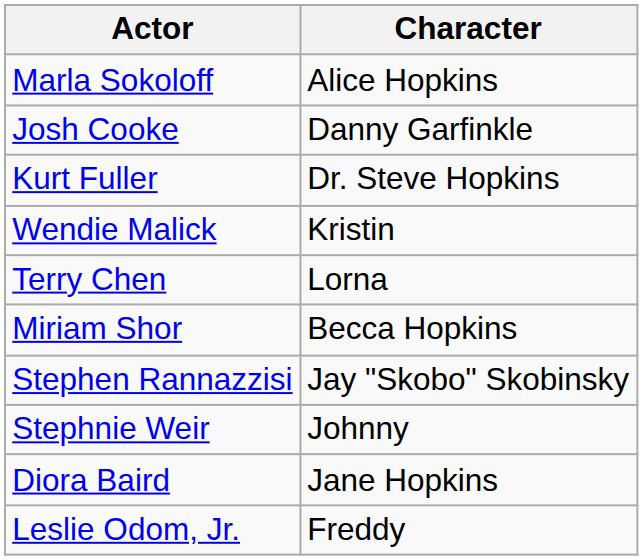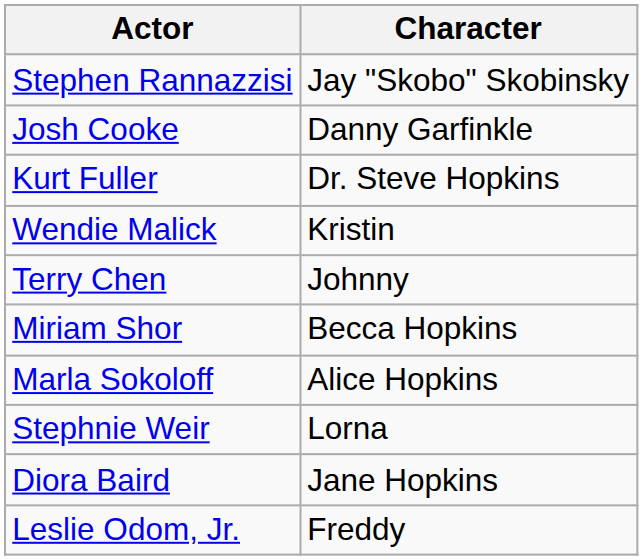rows swapped: (113, 79) <-> (152, 379)
(347, 279) Lorna -> (358, 279) Johnny
(358, 429) Johnny -> (347, 429) Lorna
